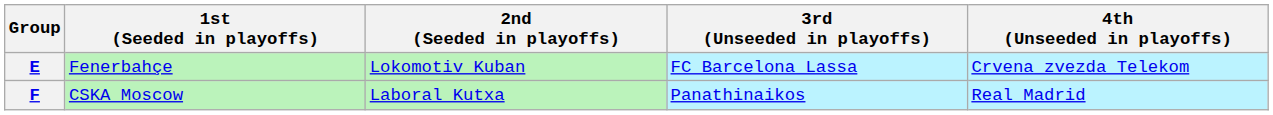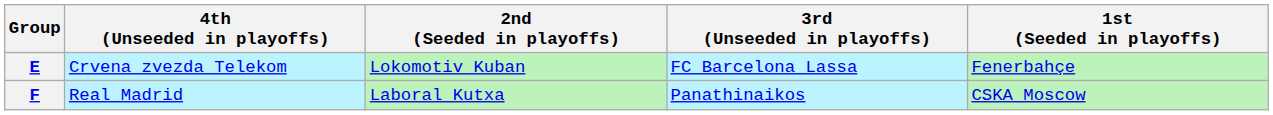columns swapped: (215, 29) <-> (1118, 29)
